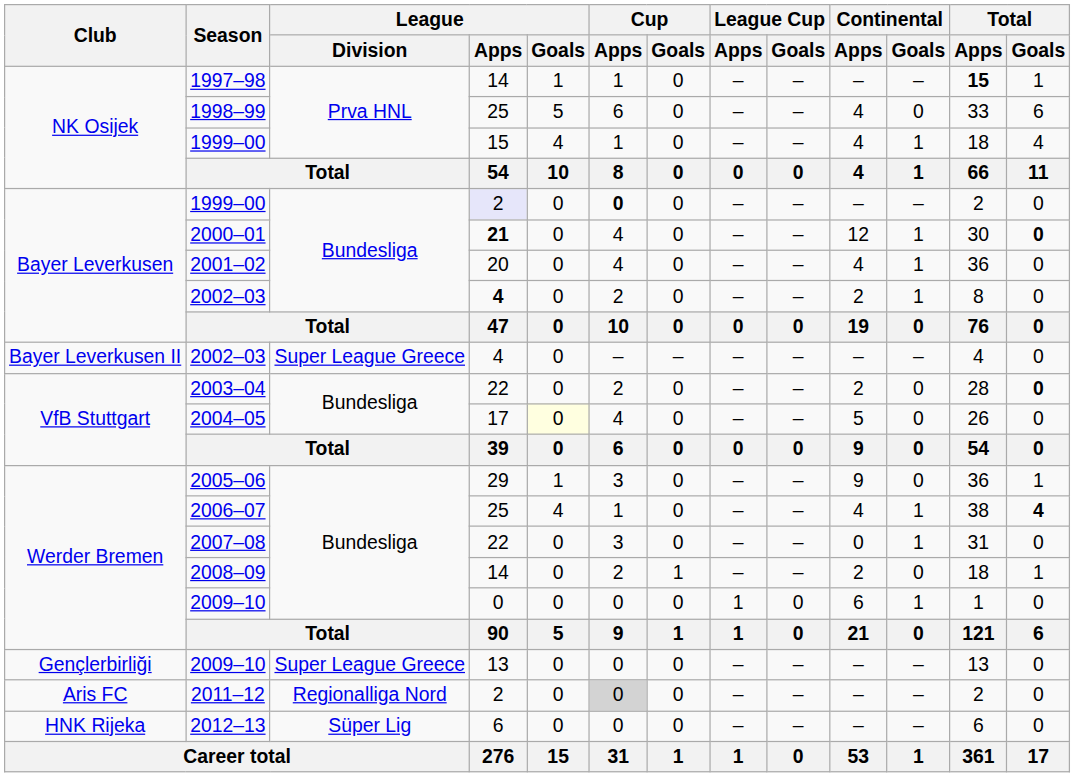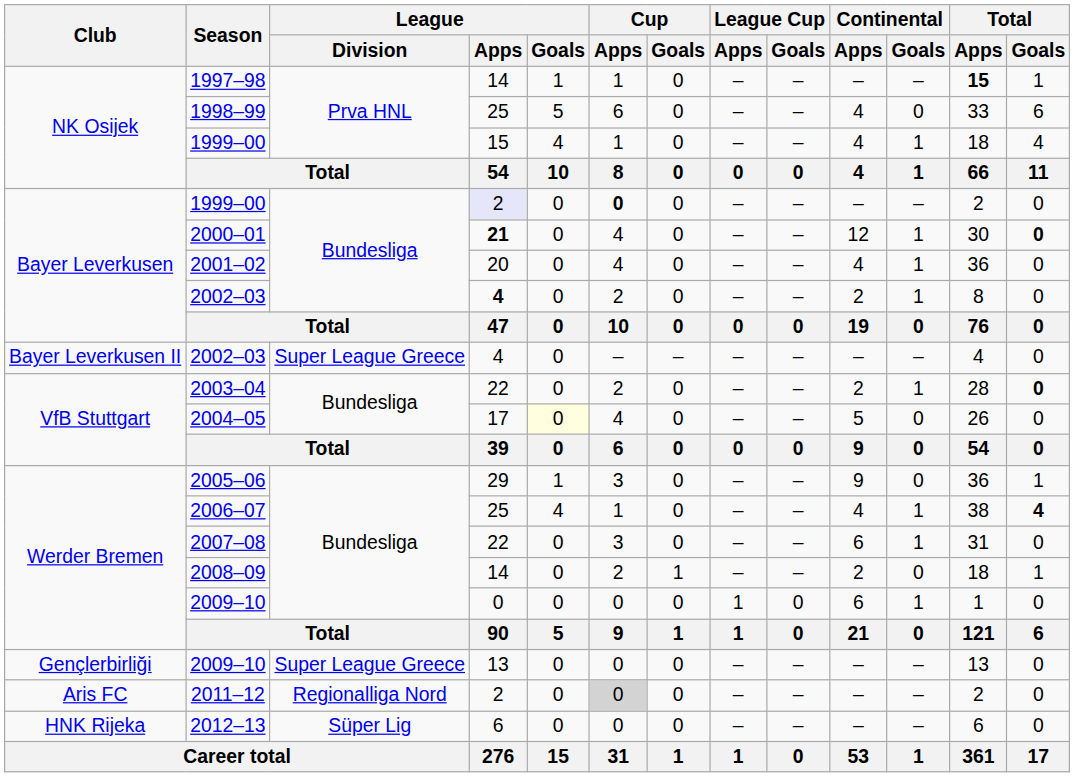(918, 388) 0 -> (918, 388) 1
(858, 541) 0 -> (858, 541) 6
